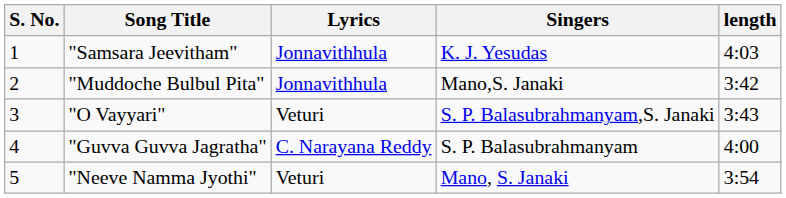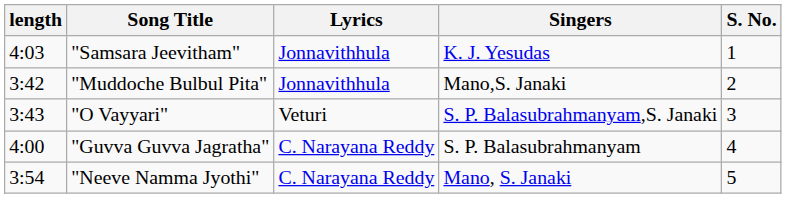columns swapped: (34, 20) <-> (750, 20)
(300, 177) Veturi -> (356, 177) C. Narayana Reddy
